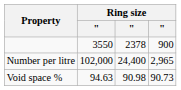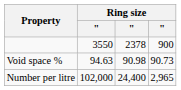rows swapped: (34, 77) <-> (41, 61)
